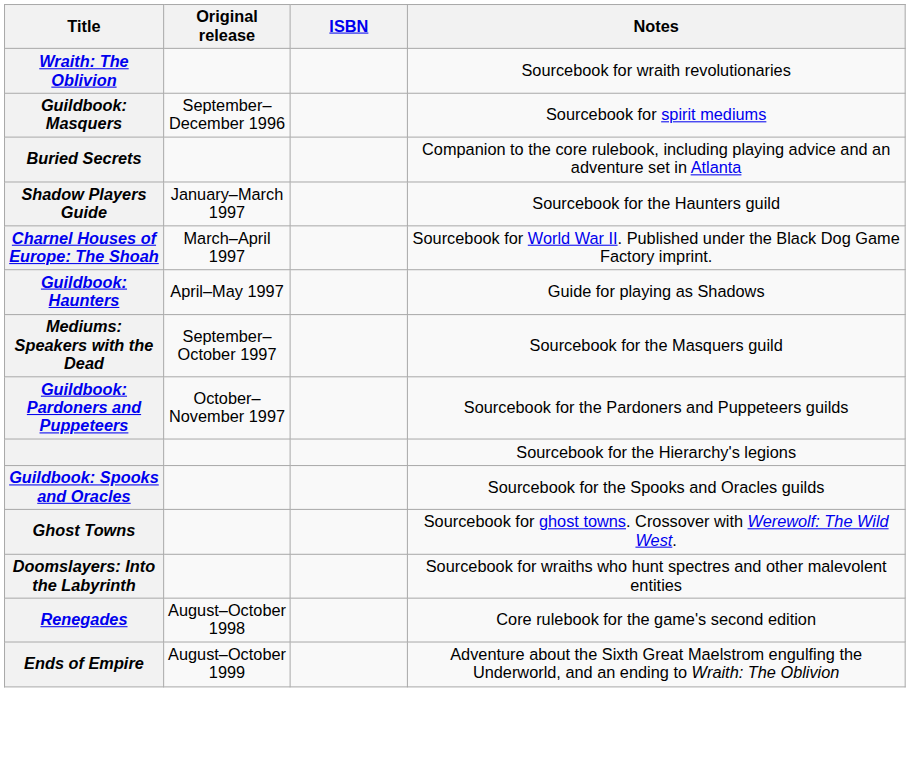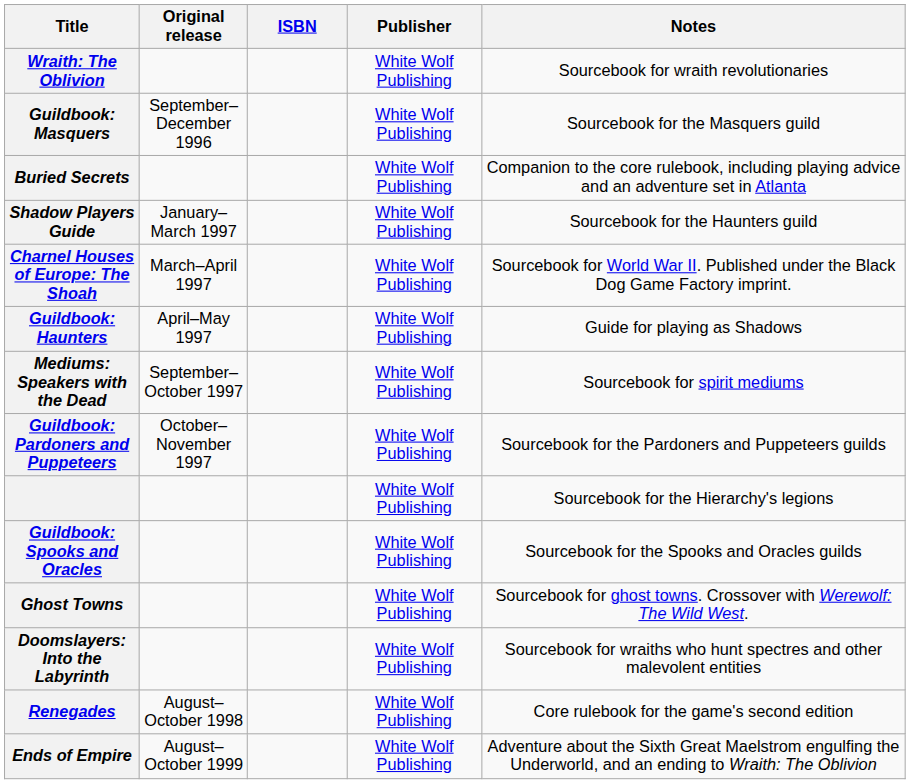+ column: (414, 26)
(656, 115) Sourcebook for spirit mediums -> (693, 124) Sourcebook for the Masquers guild
(656, 345) Sourcebook for the Masquers guild -> (693, 382) Sourcebook for spirit mediums
